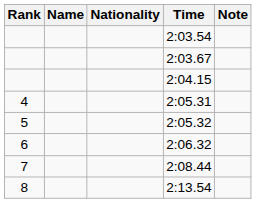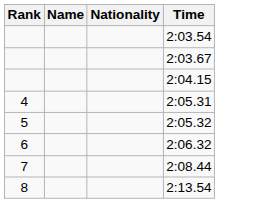- column: (233, 15)
